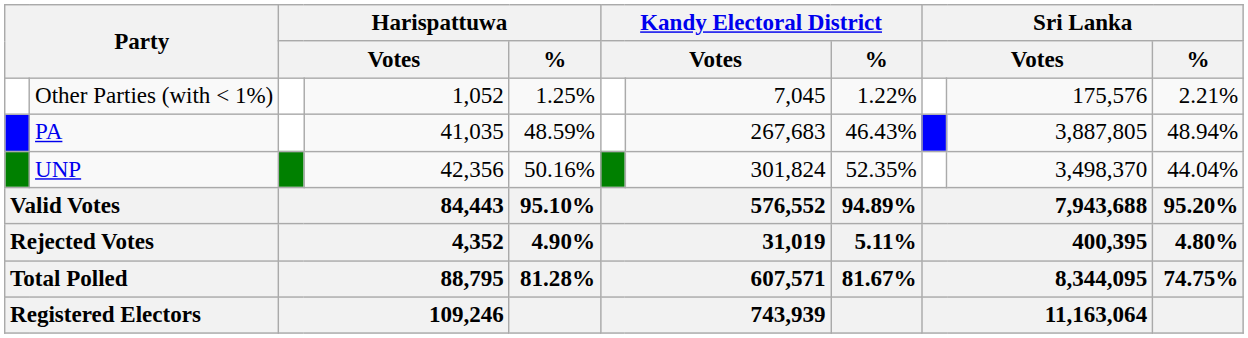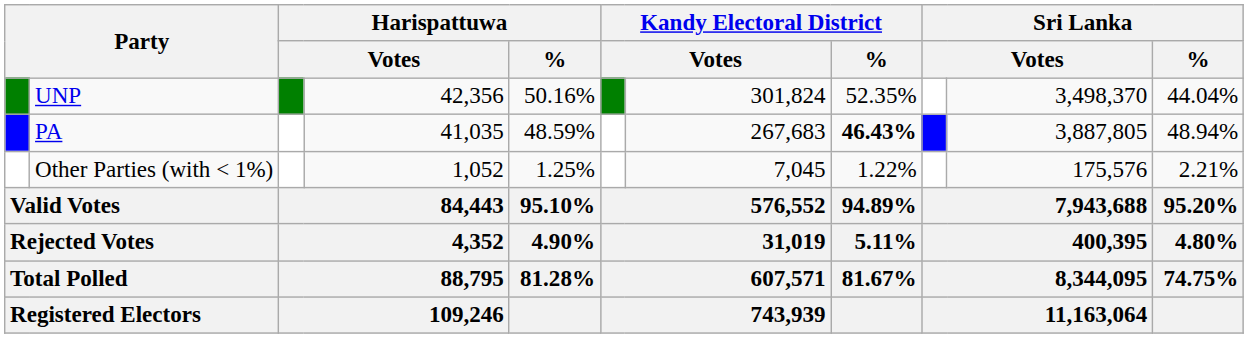rows swapped: (58, 168) <-> (154, 95)
(881, 132) normal -> (879, 132) bold
